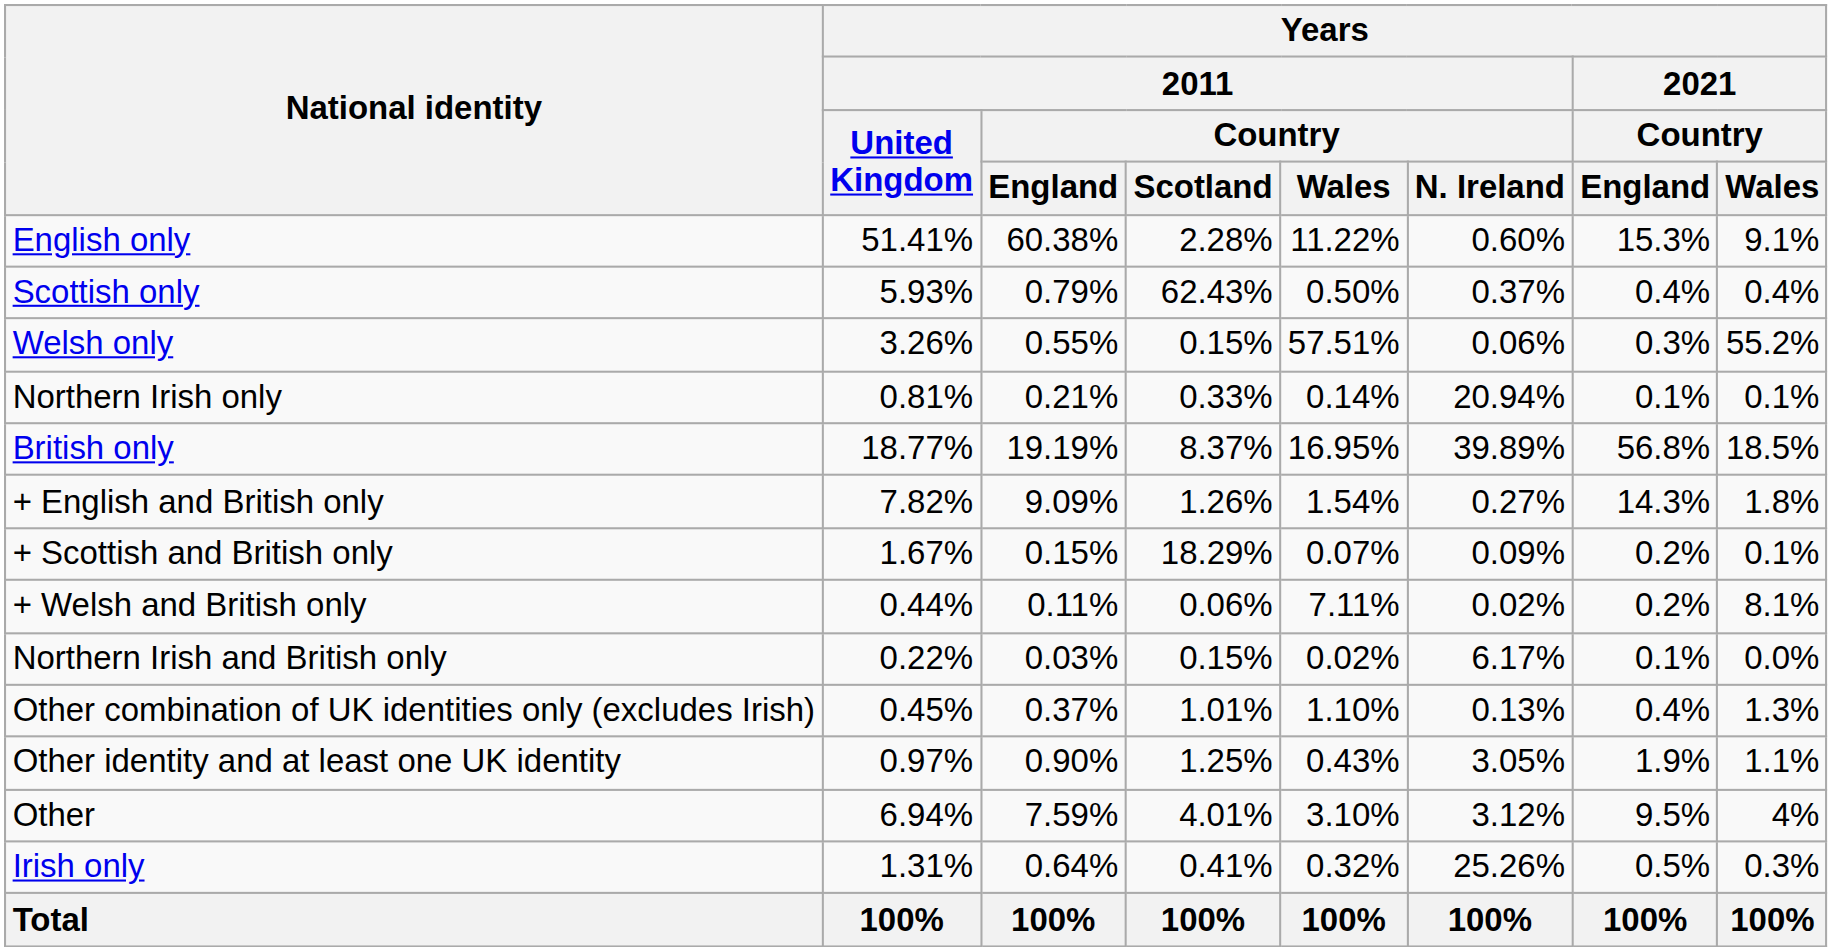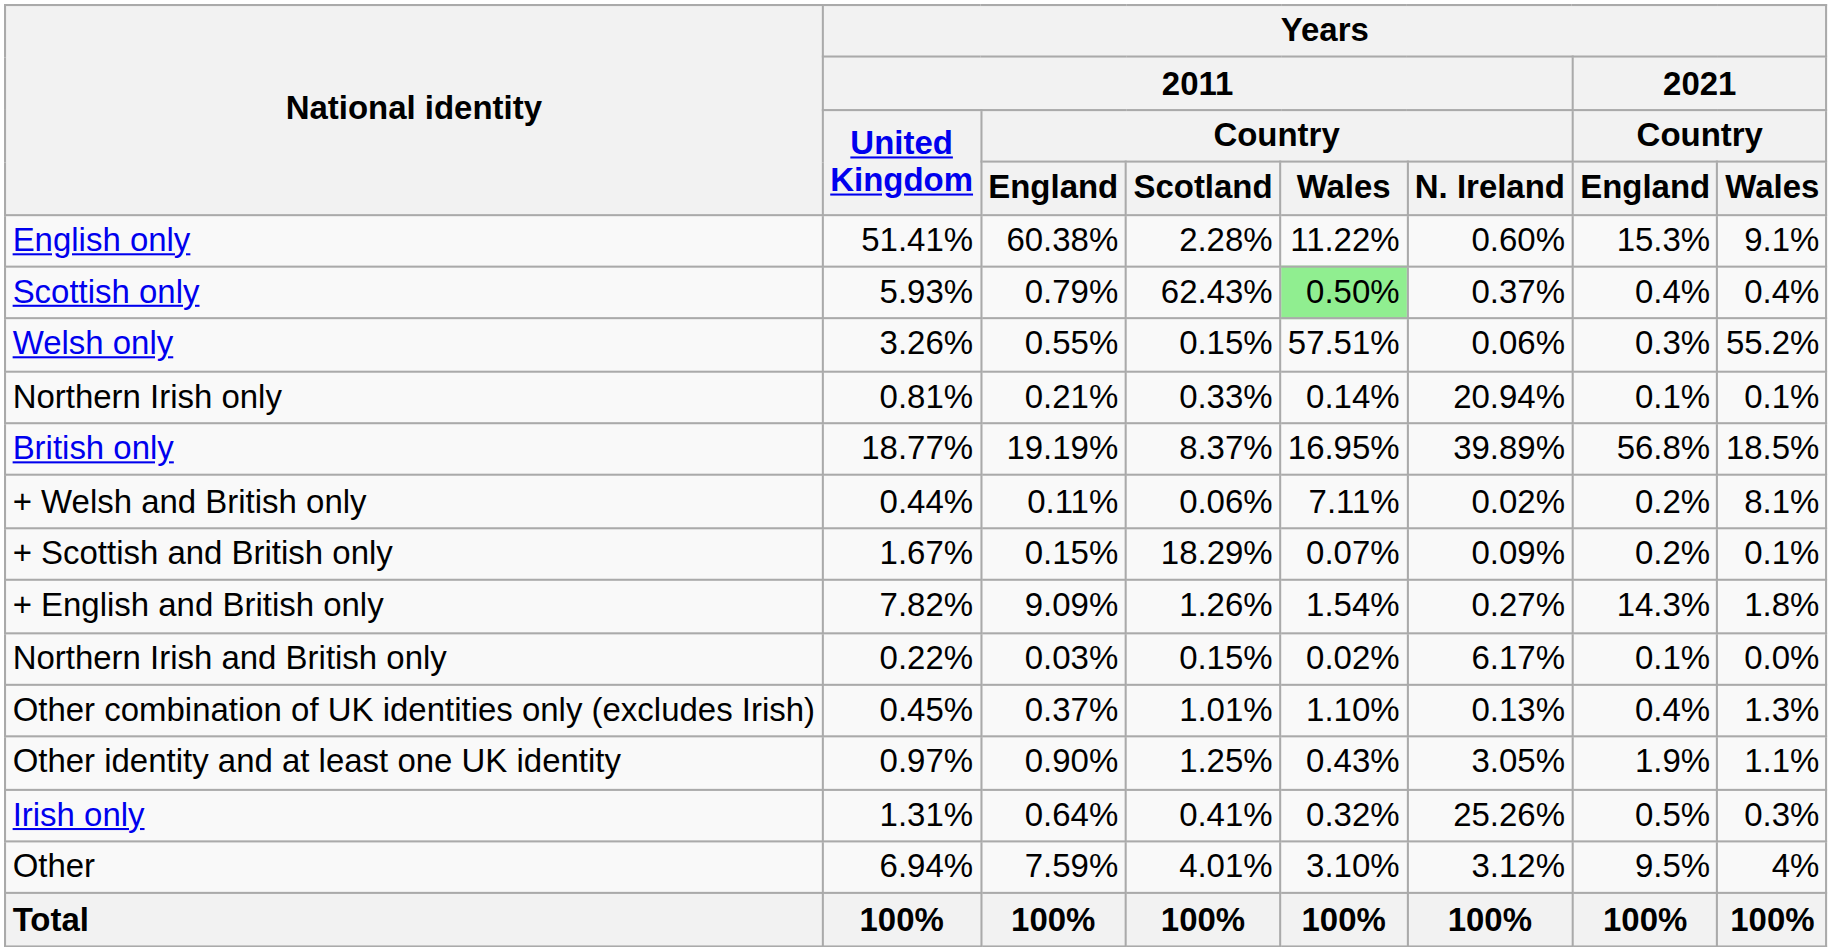(1353, 291) no background -> (1353, 291) lightgreen background
rows swapped: (198, 501) <-> (190, 605)
rows swapped: (79, 866) <-> (54, 814)
